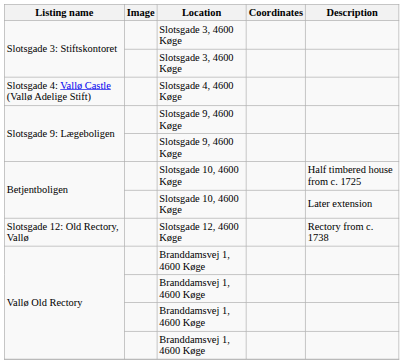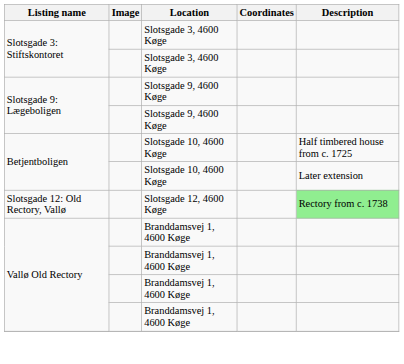- row: (59, 91)
(341, 232) no background -> (343, 204) lightgreen background
